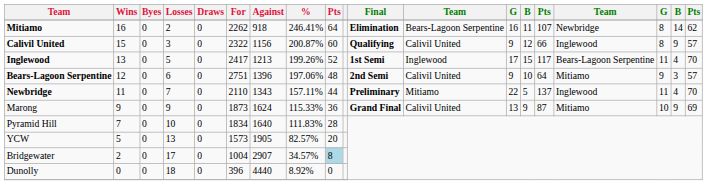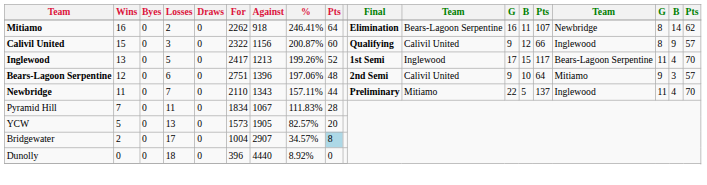- row: (22, 107)
(171, 123) 10 -> (170, 107) 11
(262, 123) 1640 -> (262, 107) 1067
